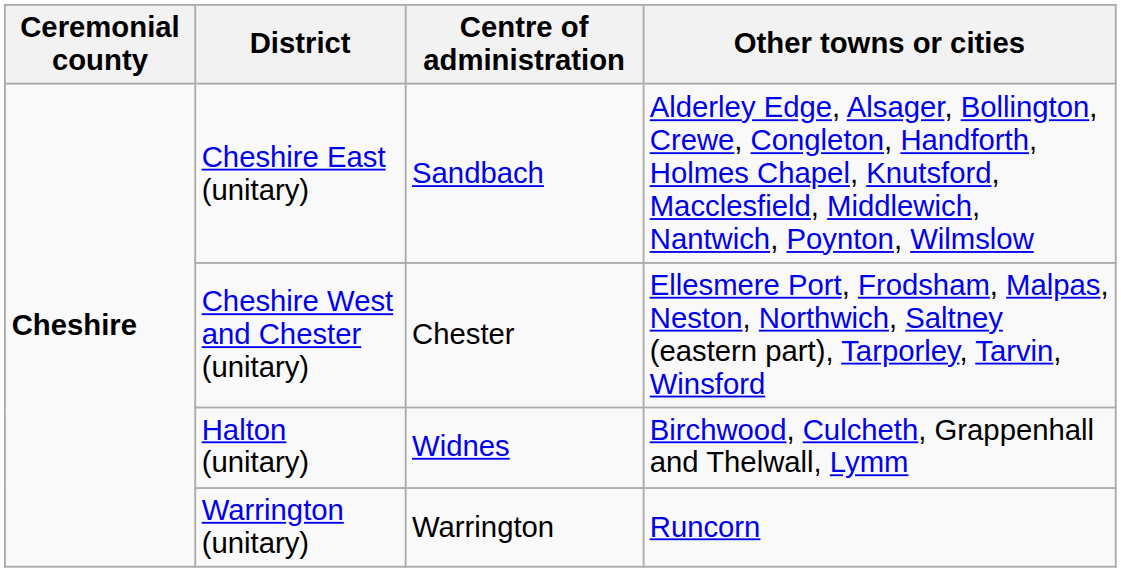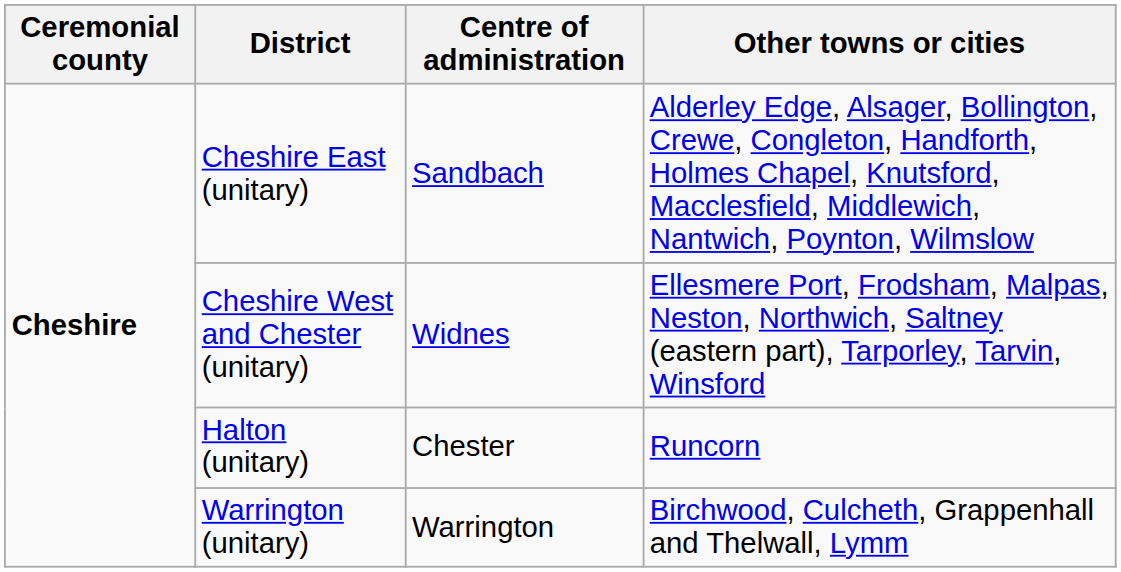(463, 334) Chester -> (461, 334) Widnes
(461, 447) Widnes -> (463, 447) Chester
(872, 447) Birchwood, Culcheth, Grappenhall and Thelwall, Lymm -> (705, 447) Runcorn
(705, 526) Runcorn -> (872, 526) Birchwood, Culcheth, Grappenhall and Thelwall, Lymm
